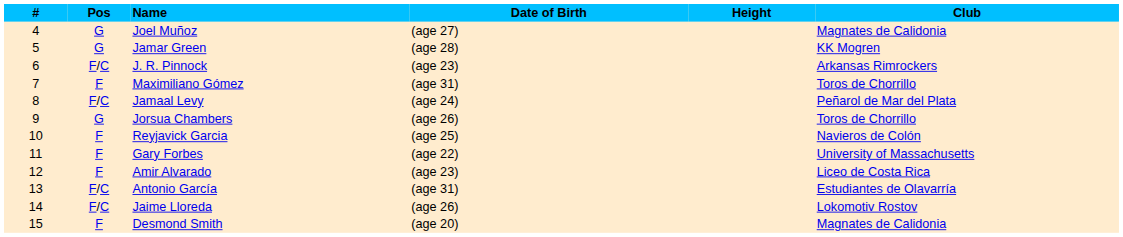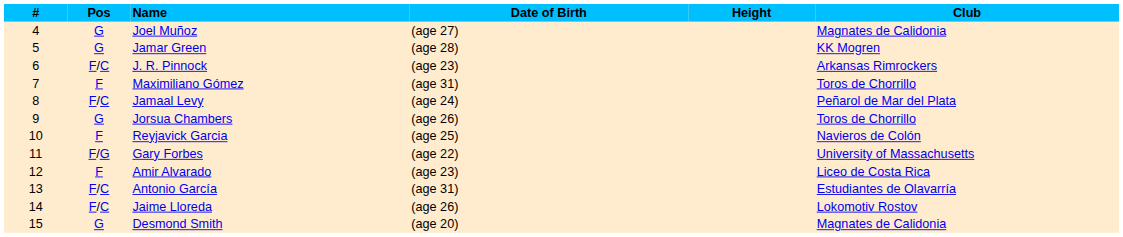(99, 154) F -> (99, 154) F/G
(99, 224) F -> (99, 224) G
